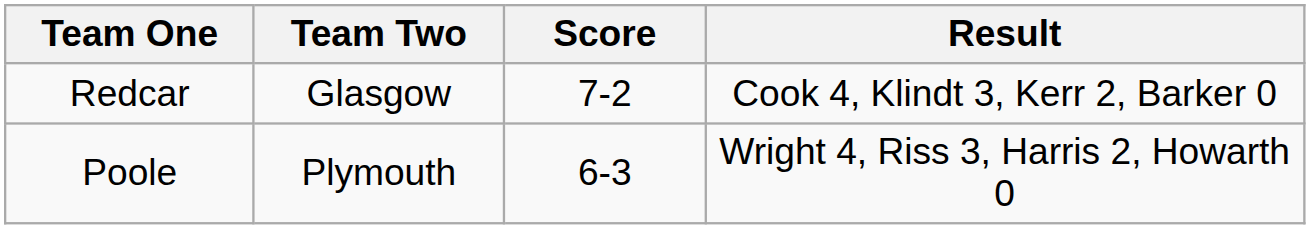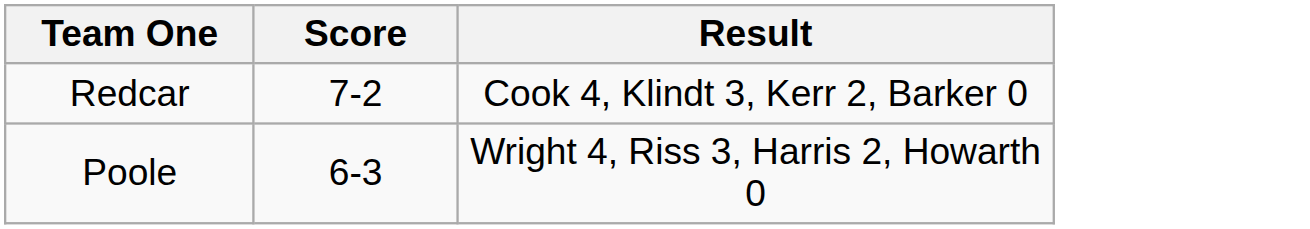- column: (379, 33)
